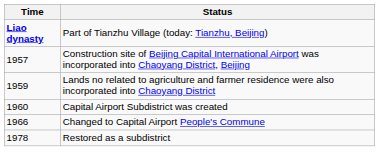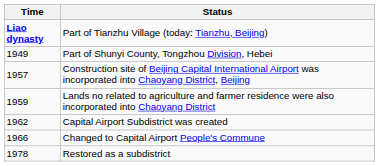+ row: (168, 54)
(17, 107) 1960 -> (17, 122) 1962
